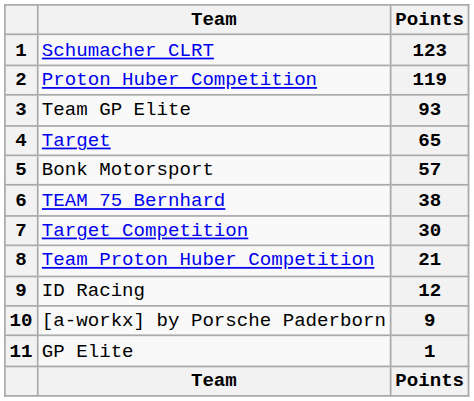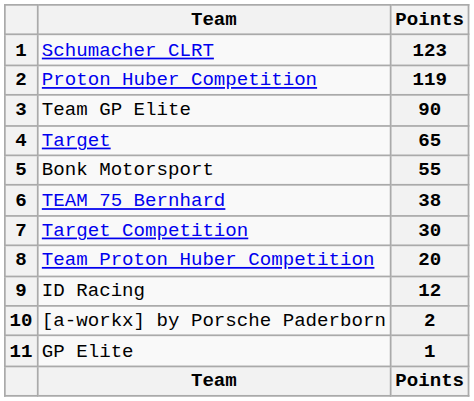(430, 110) 93 -> (430, 110) 90
(430, 171) 57 -> (430, 171) 55
(430, 261) 21 -> (430, 261) 20
(430, 321) 9 -> (430, 321) 2
